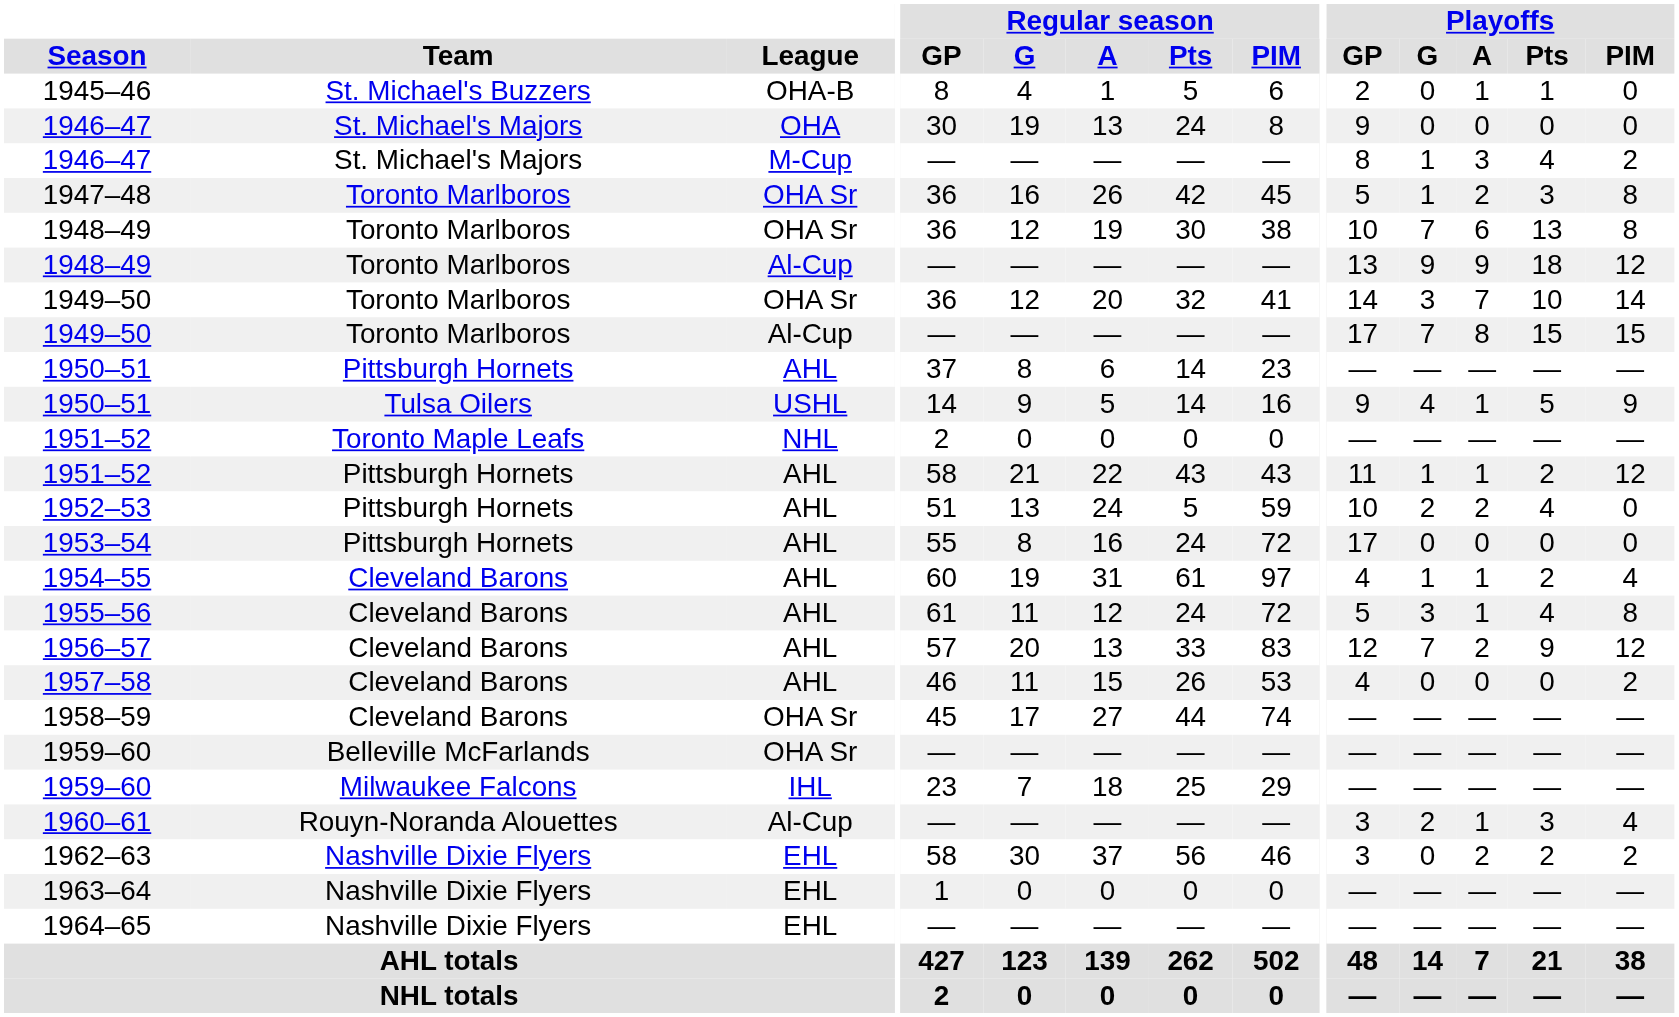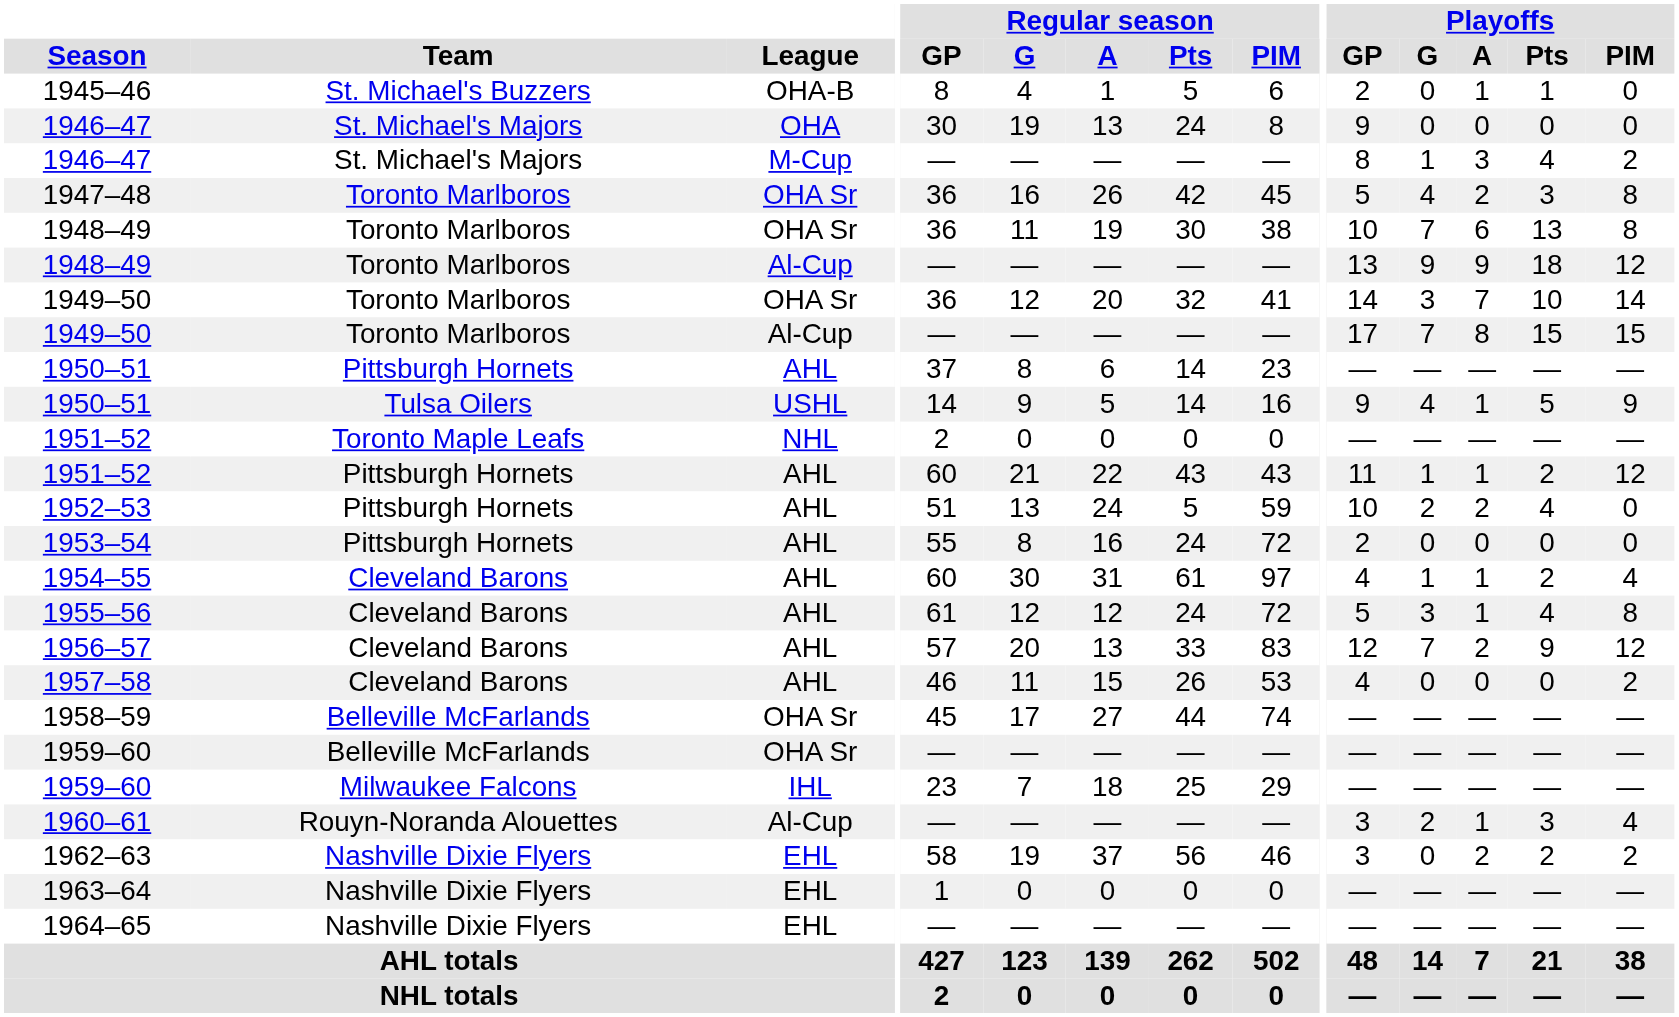(1427, 195) 1 -> (1427, 195) 4
(1024, 229) 12 -> (1024, 229) 11
(941, 473) 58 -> (941, 473) 60
(1362, 543) 17 -> (1362, 543) 2
(1024, 577) 19 -> (1024, 577) 30
(1024, 612) 11 -> (1024, 612) 12
(458, 717) Cleveland Barons -> (458, 717) Belleville McFarlands
(1024, 856) 30 -> (1024, 856) 19
